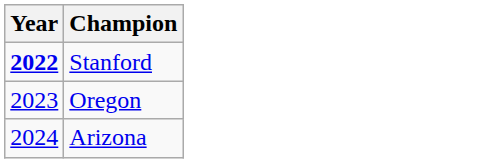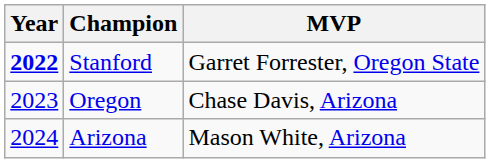+ column: (334, 23)
